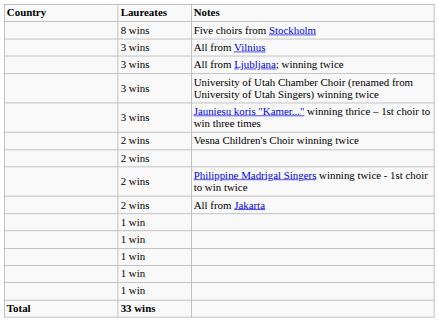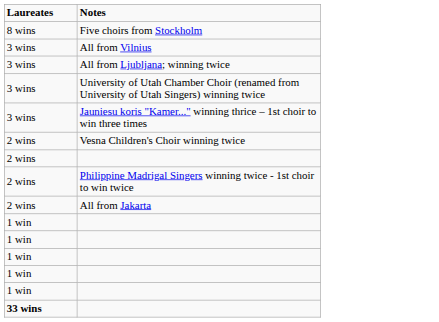- column: (26, 13)
